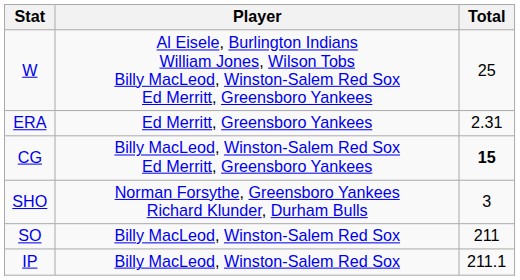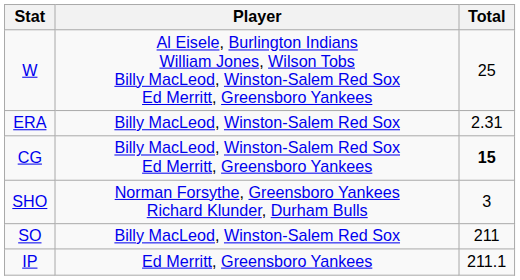(257, 123) Ed Merritt, Greensboro Yankees -> (257, 123) Billy MacLeod, Winston-Salem Red Sox
(257, 261) Billy MacLeod, Winston-Salem Red Sox -> (257, 261) Ed Merritt, Greensboro Yankees
